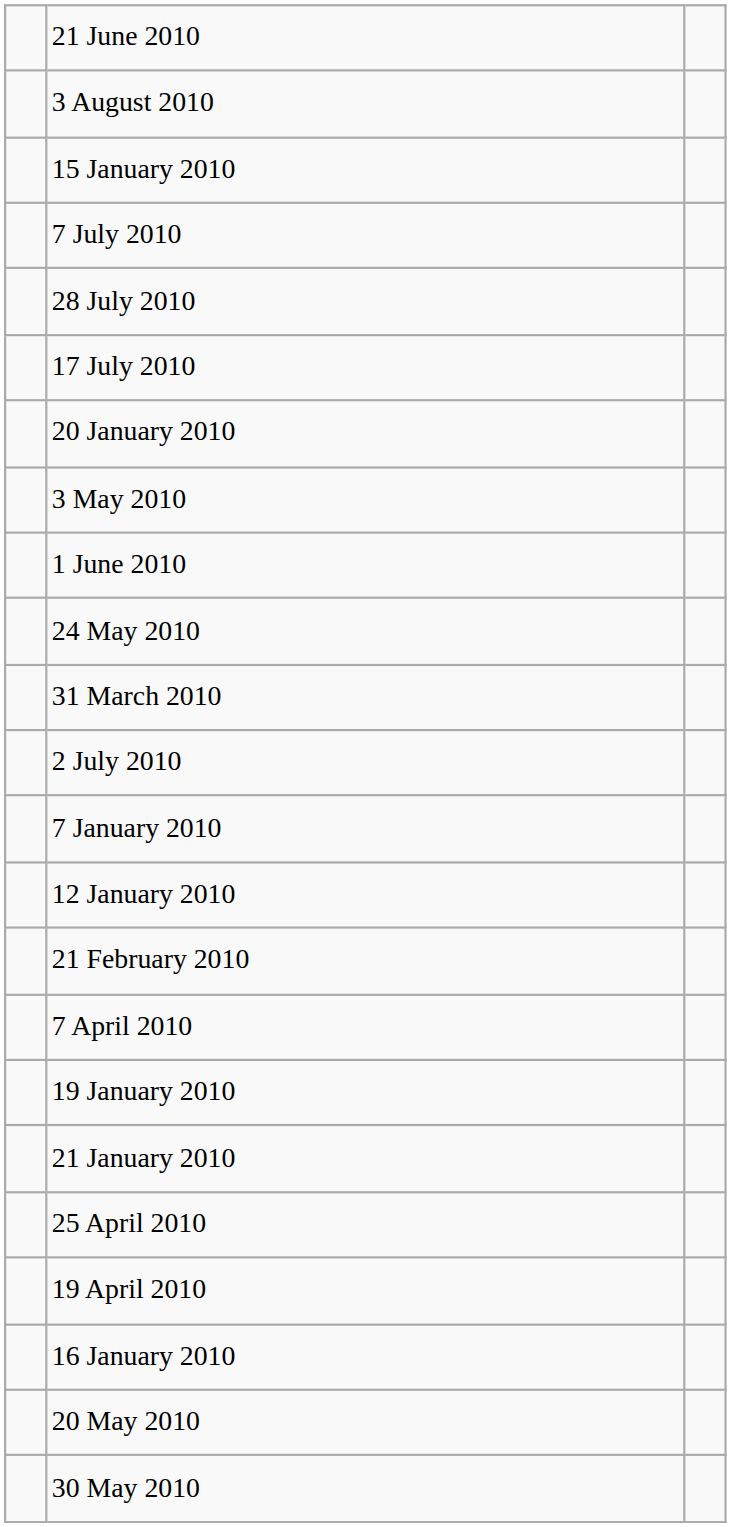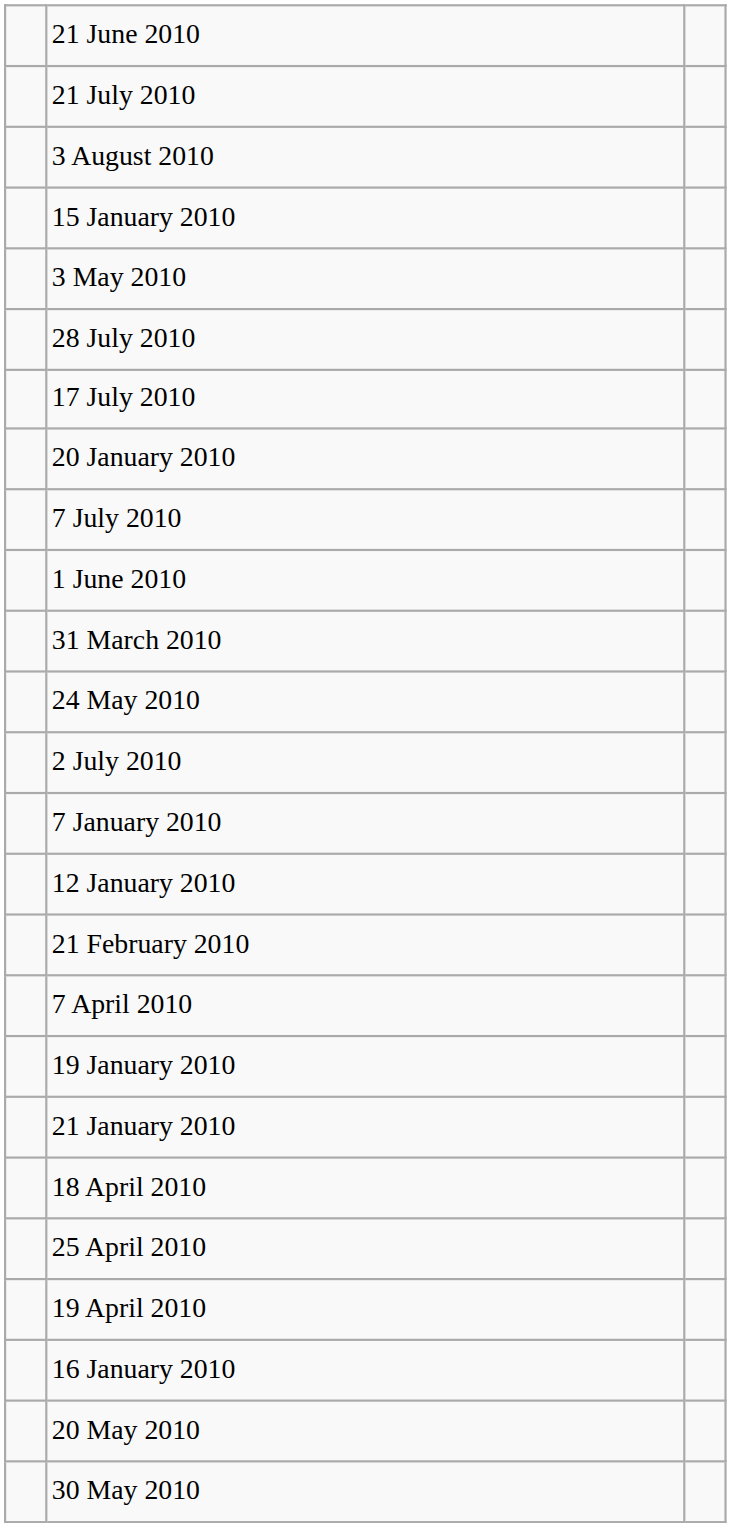+ row: (124, 95)
rows swapped: (117, 235) <-> (119, 498)
rows swapped: (126, 630) <-> (137, 696)
+ row: (129, 1187)
